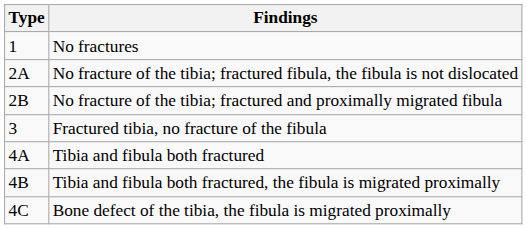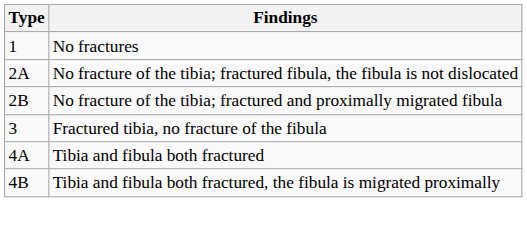- row: (252, 210)
